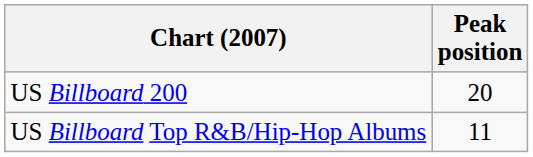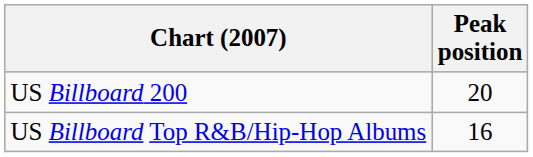(480, 131) 11 -> (480, 131) 16
